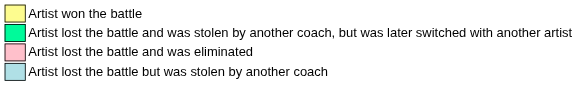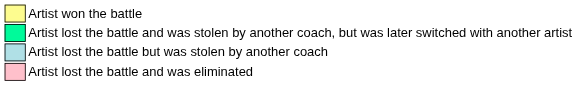rows swapped: (178, 71) <-> (141, 52)
